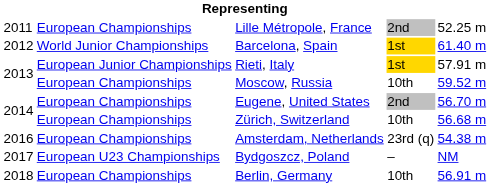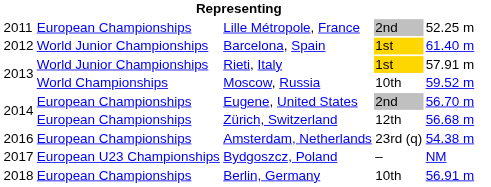(134, 64) European Junior Championships -> (123, 64) World Junior Championships
(114, 83) European Championships -> (102, 83) World Championships
(400, 120) 10th -> (388, 120) 12th
